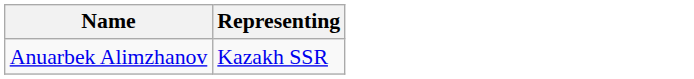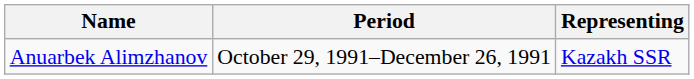+ column: (384, 21)
